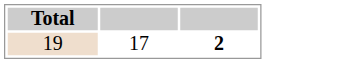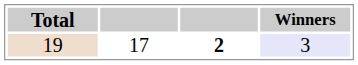+ column: (305, 20)
